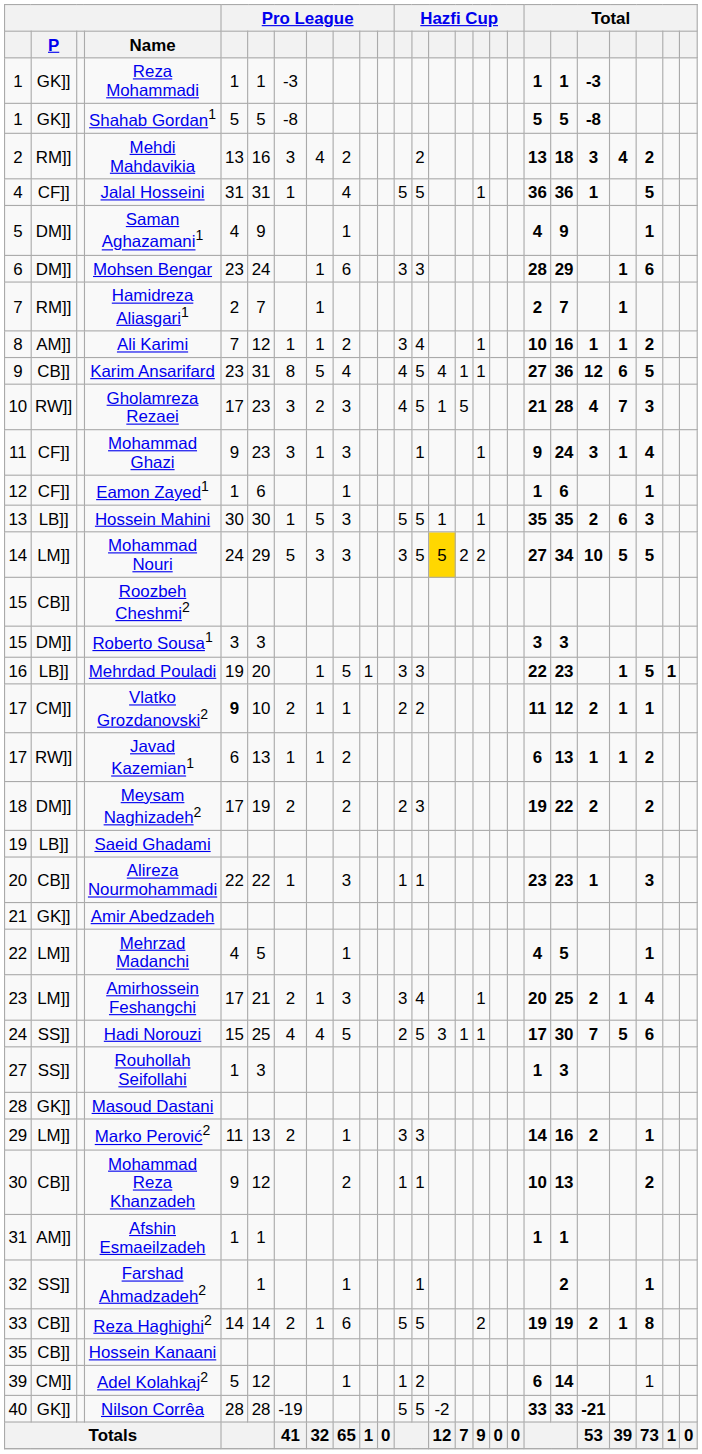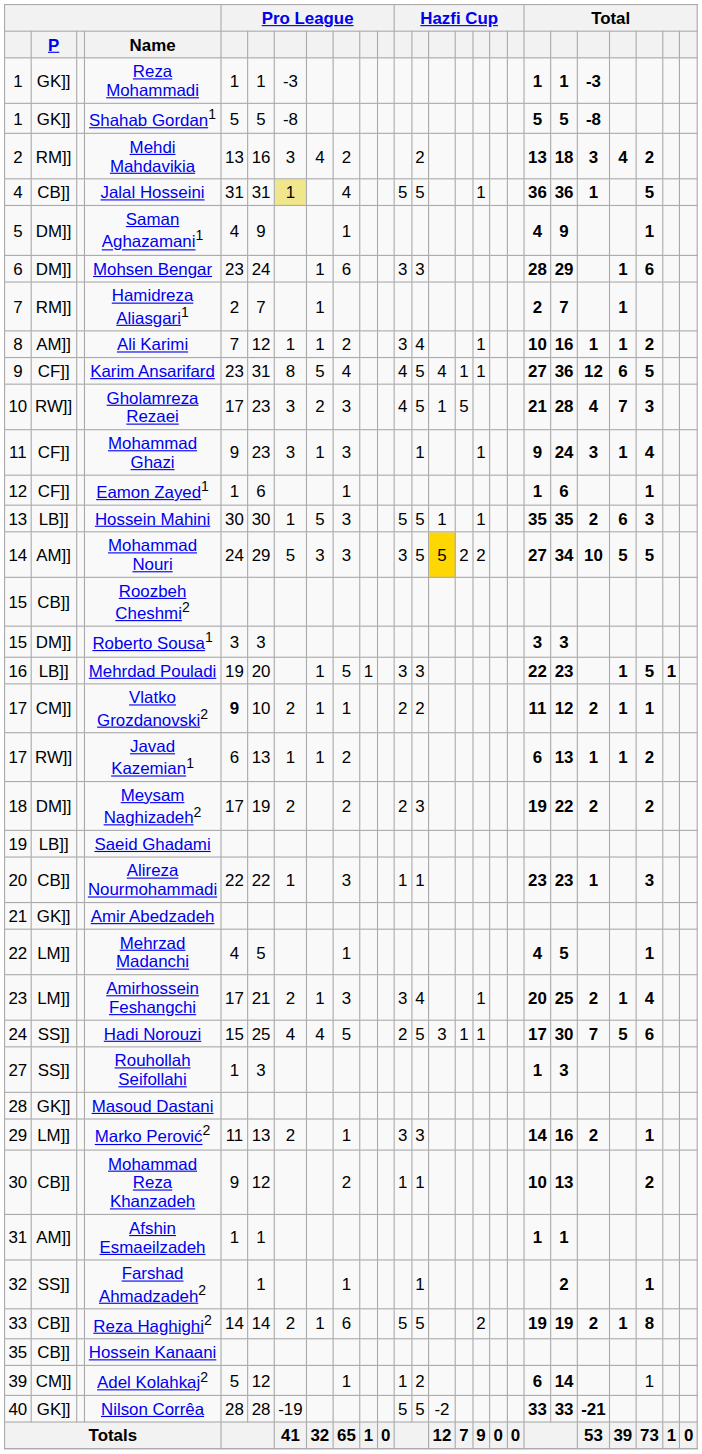(54, 193) CF]] -> (54, 193) CB]]
(290, 193) no background -> (290, 193) khaki background
(54, 371) CB]] -> (54, 371) CF]]
(54, 555) LM]] -> (54, 555) AM]]
